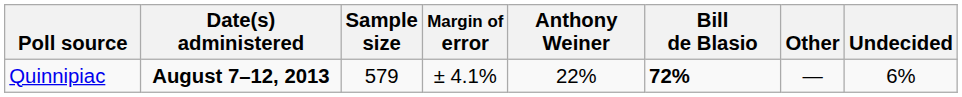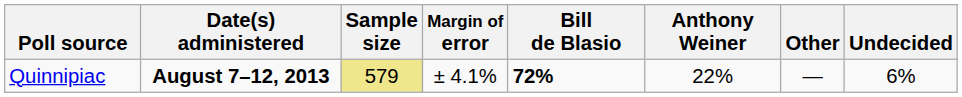columns swapped: (713, 32) <-> (576, 32)
(382, 75) no background -> (382, 75) khaki background
